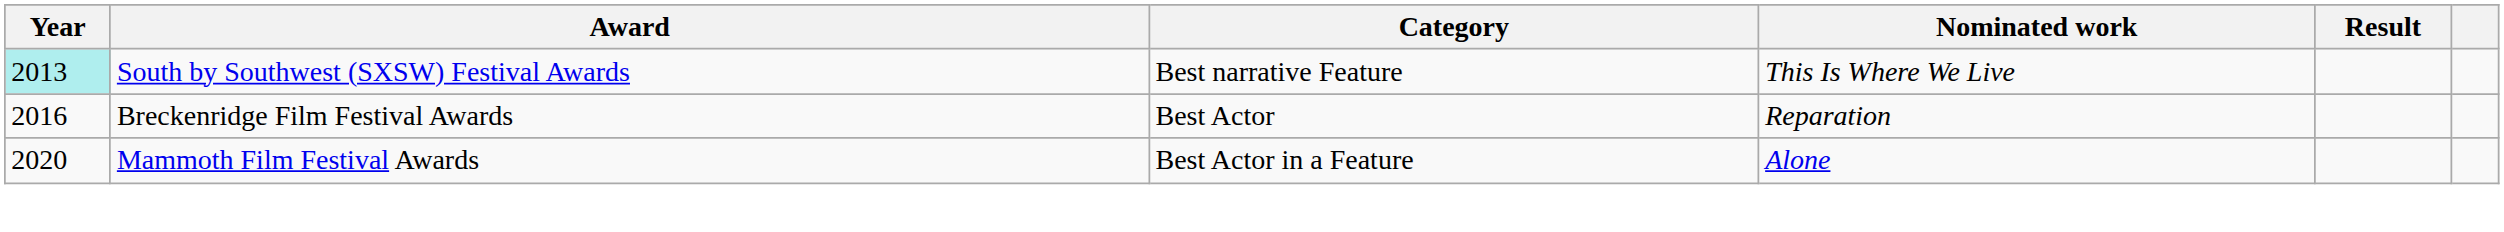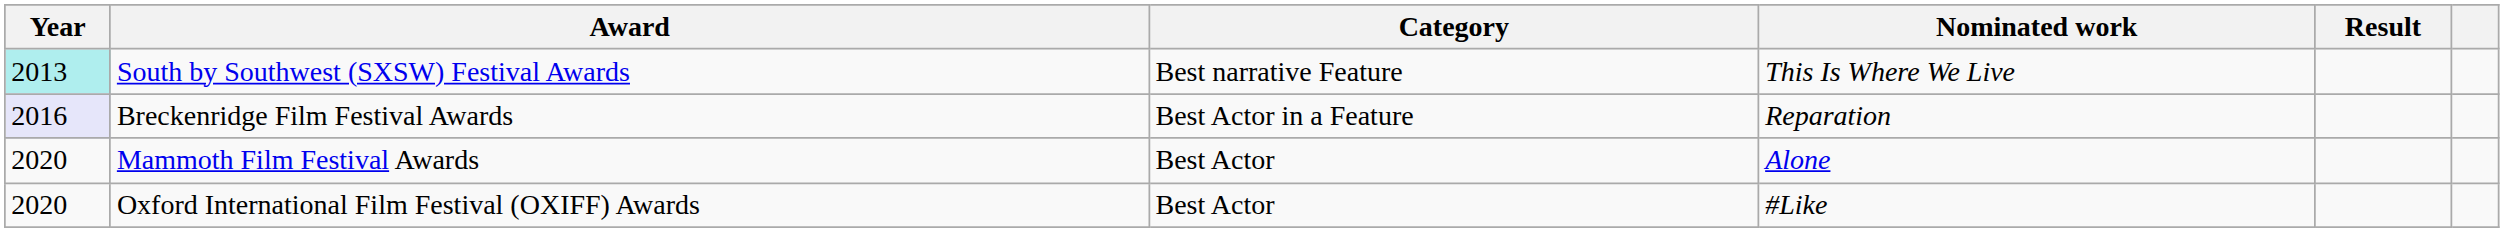(39, 115) no background -> (39, 115) lavender background
(1215, 115) Best Actor -> (1285, 115) Best Actor in a Feature
(1285, 159) Best Actor in a Feature -> (1215, 159) Best Actor
+ row: (408, 204)
